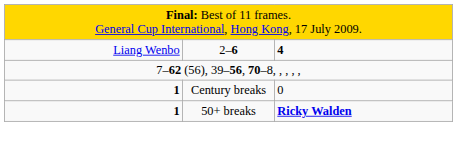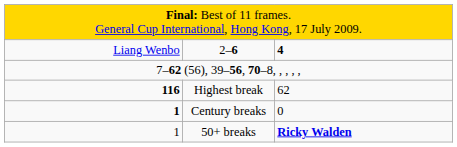+ row: (229, 90)
(177, 111) bold -> (177, 131) normal
